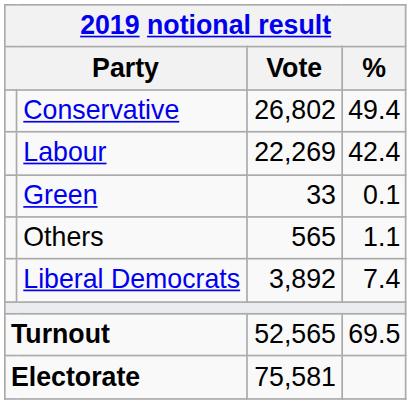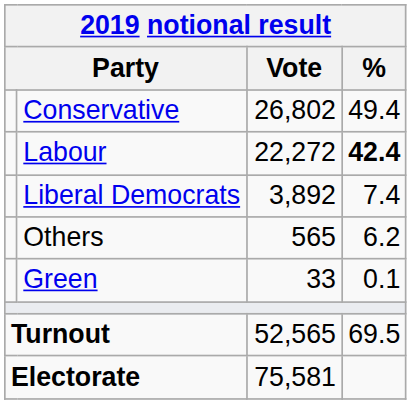(295, 152) 22,269 -> (295, 152) 22,272
(374, 152) normal -> (374, 152) bold
rows swapped: (132, 279) <-> (60, 195)
(382, 237) 1.1 -> (382, 237) 6.2
